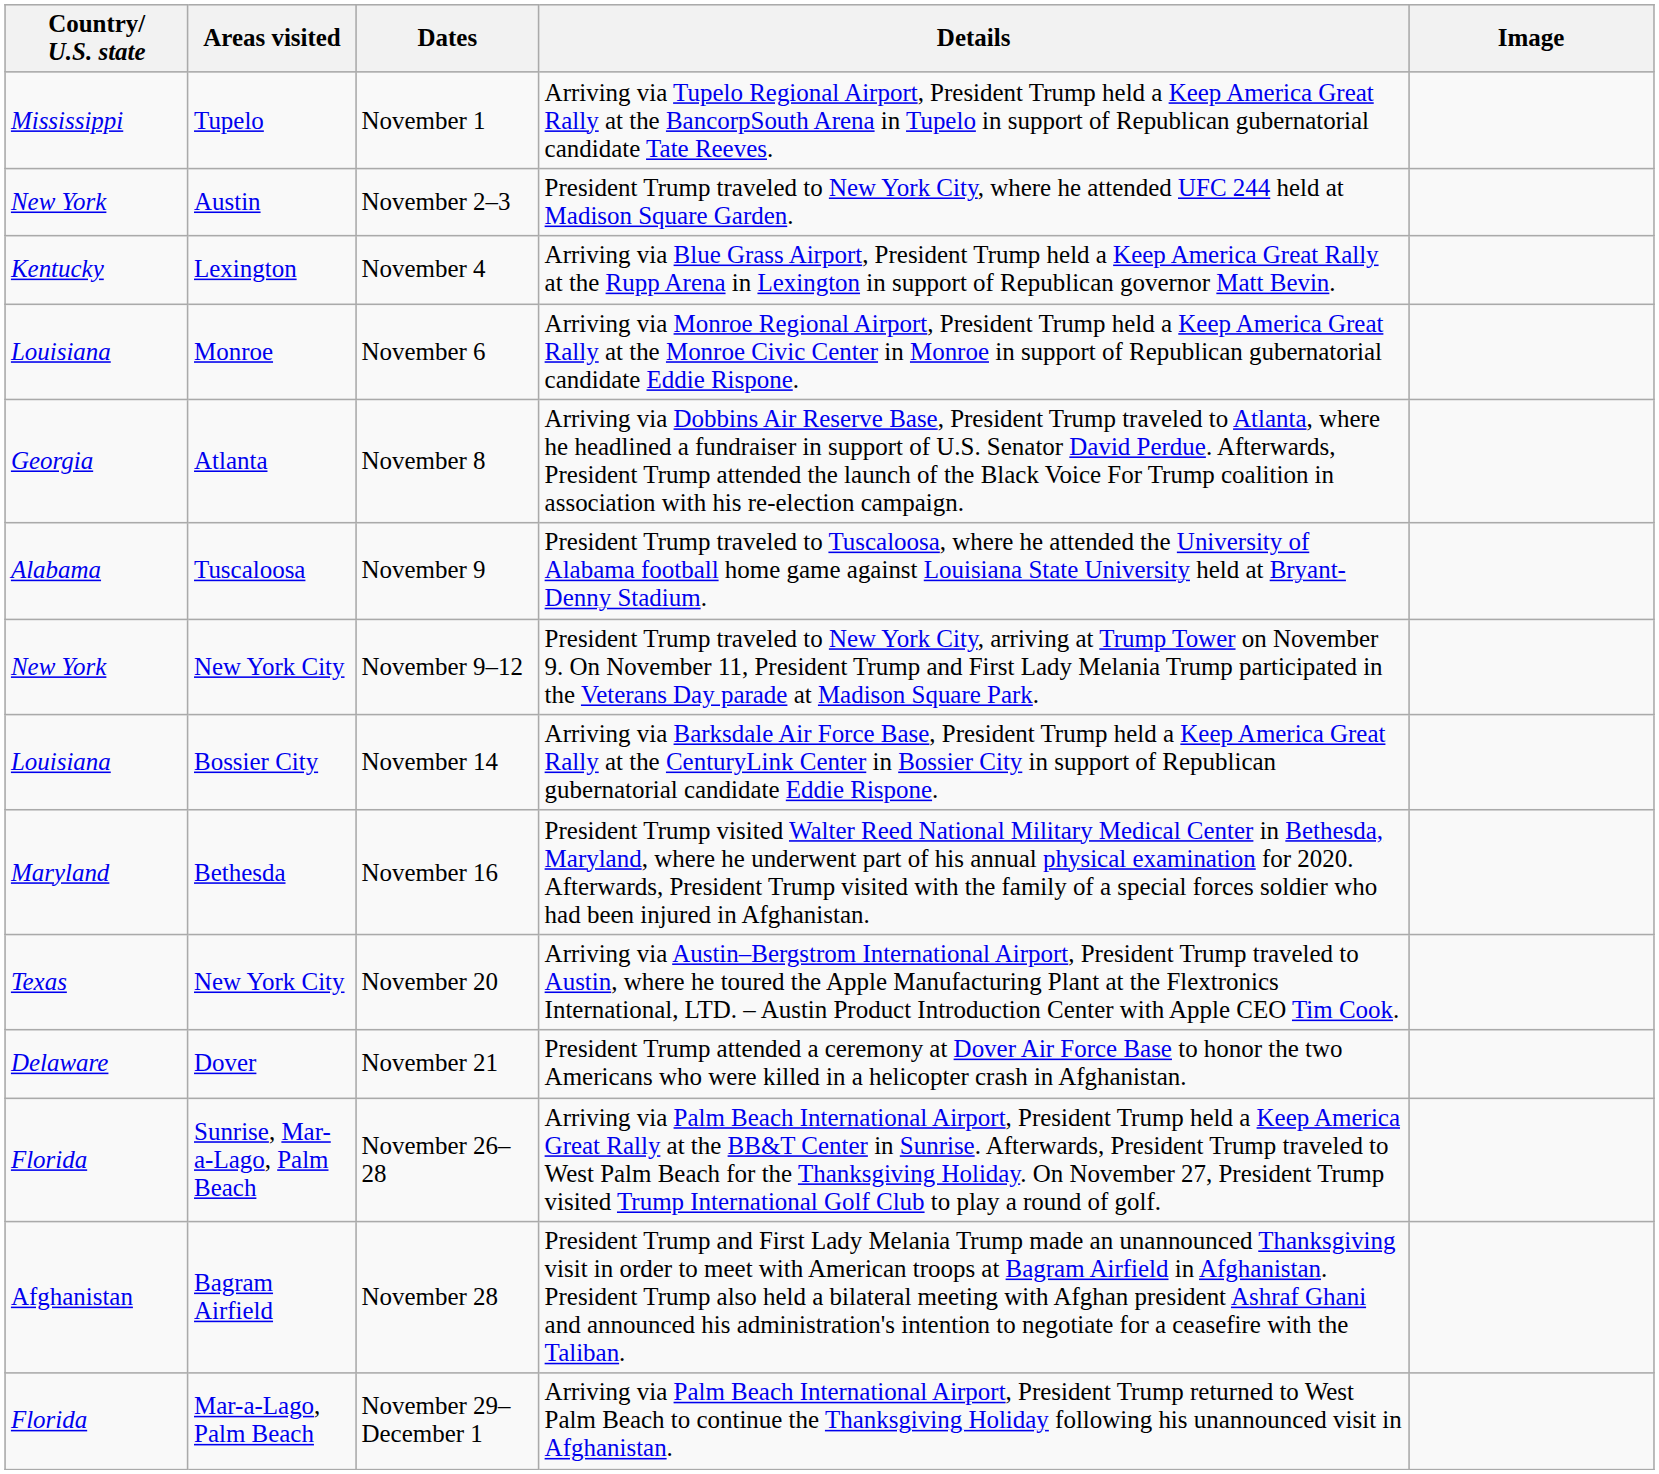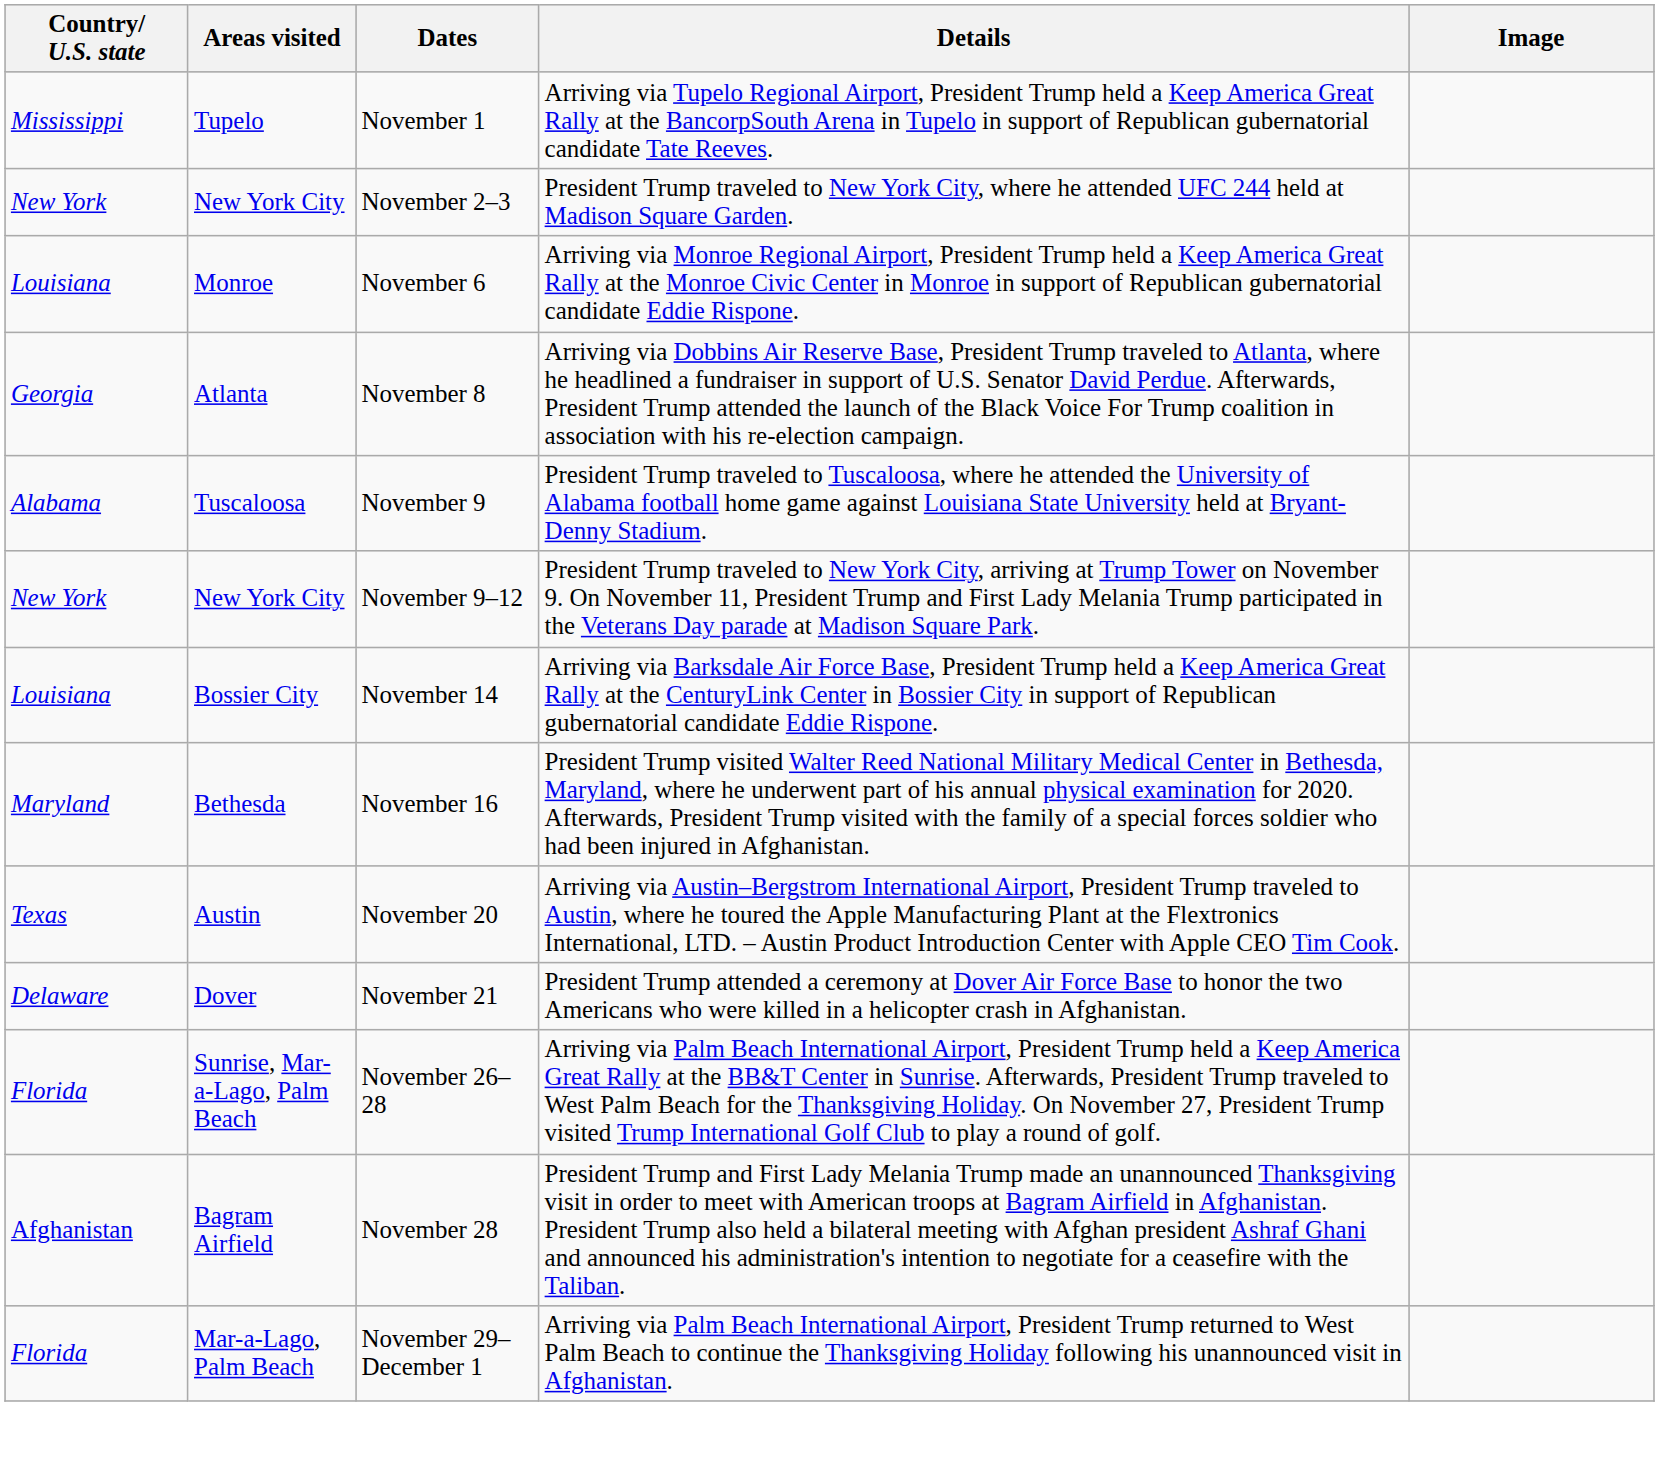(227, 201) Austin -> (269, 201) New York City
- row: (424, 269)
(269, 981) New York City -> (227, 914) Austin
